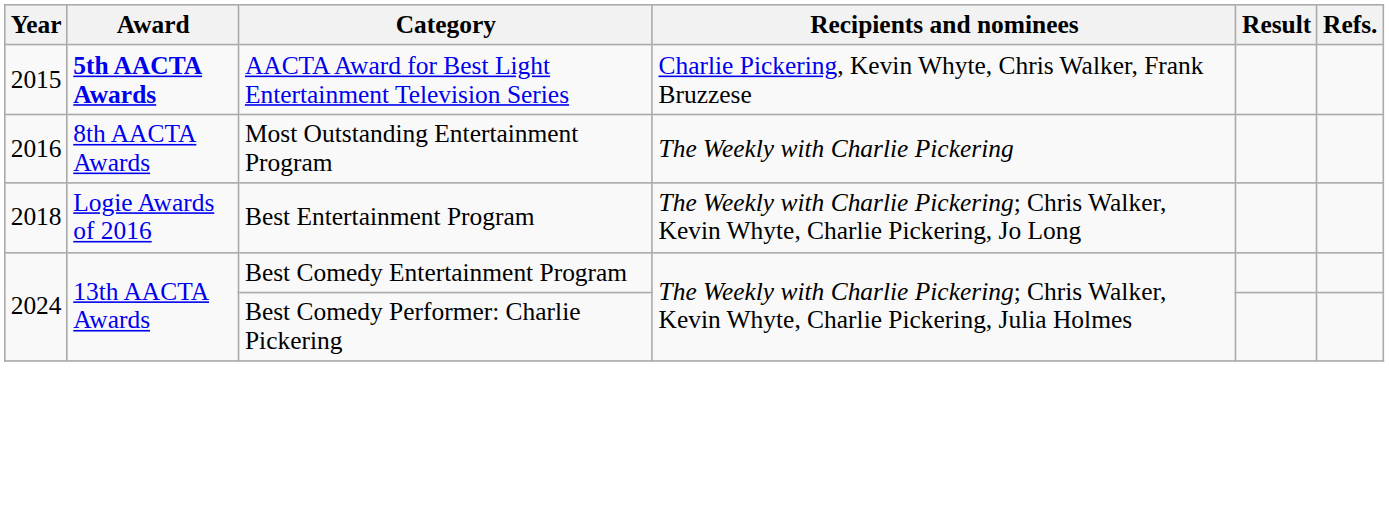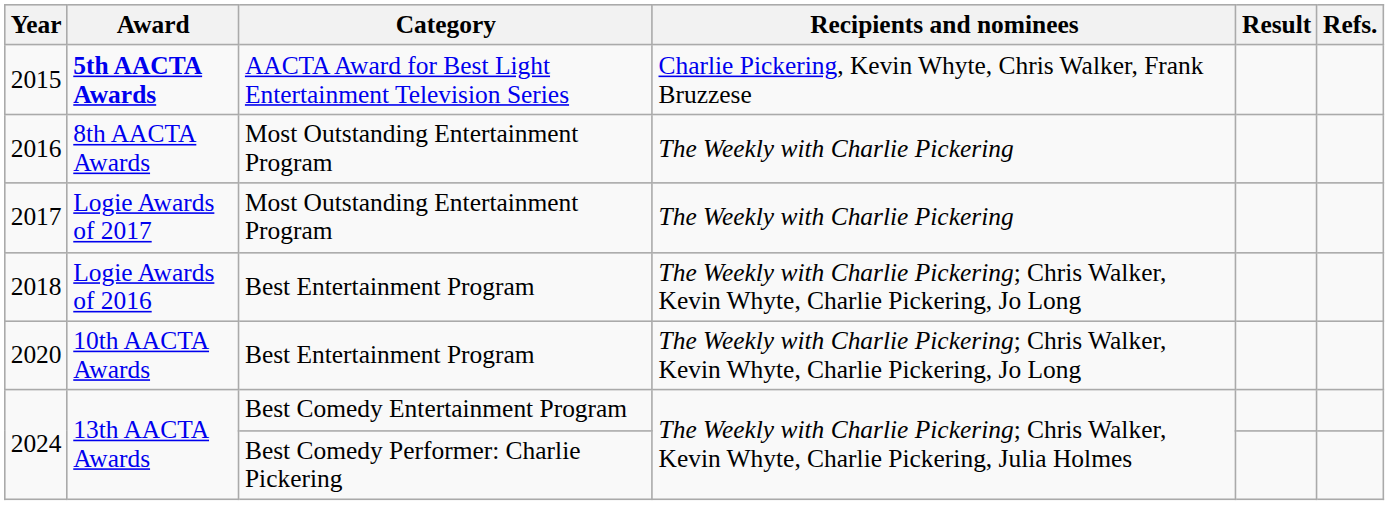+ row: (36, 217)
+ row: (36, 355)
